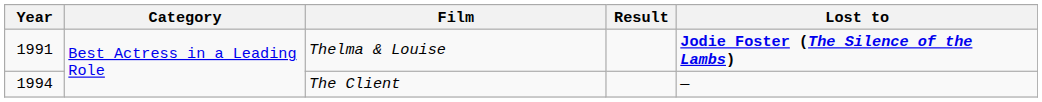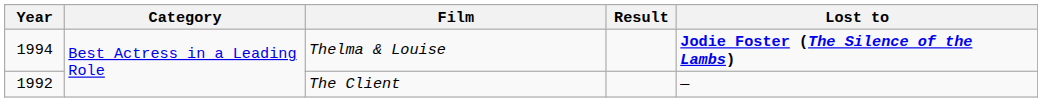(35, 51) 1991 -> (35, 51) 1994
(35, 84) 1994 -> (35, 84) 1992
